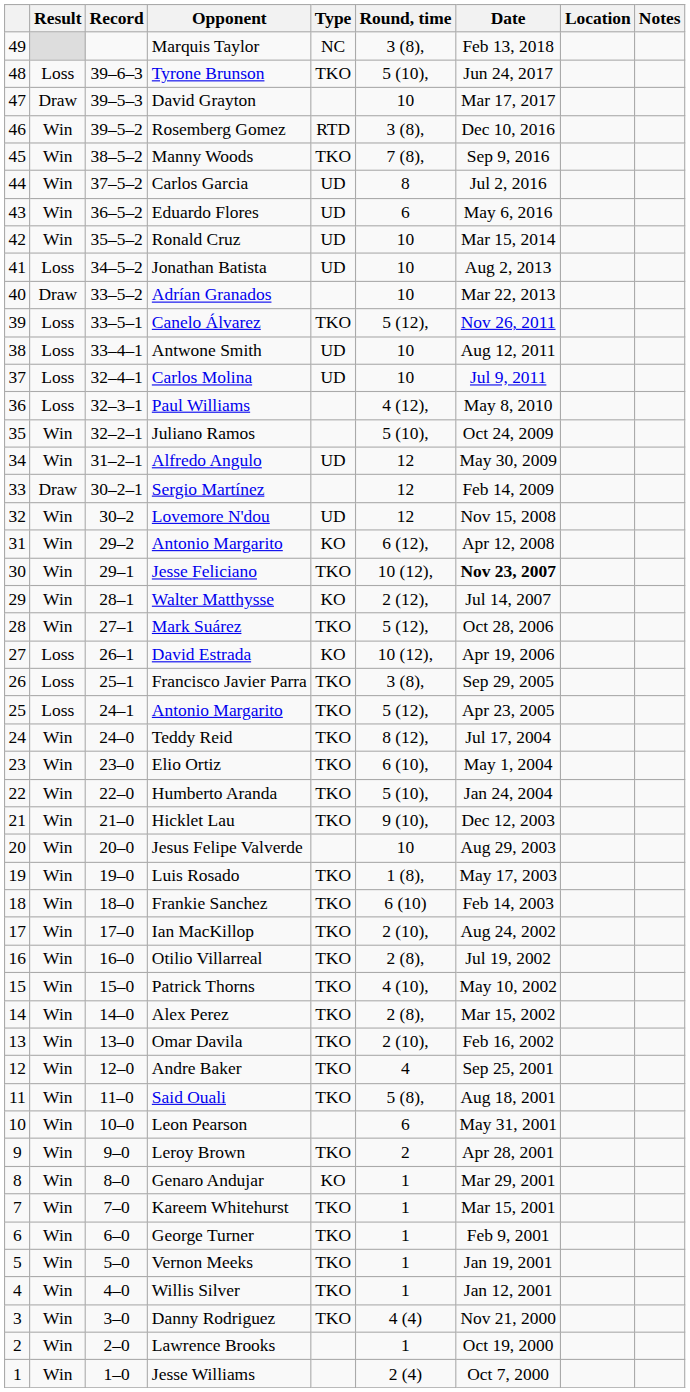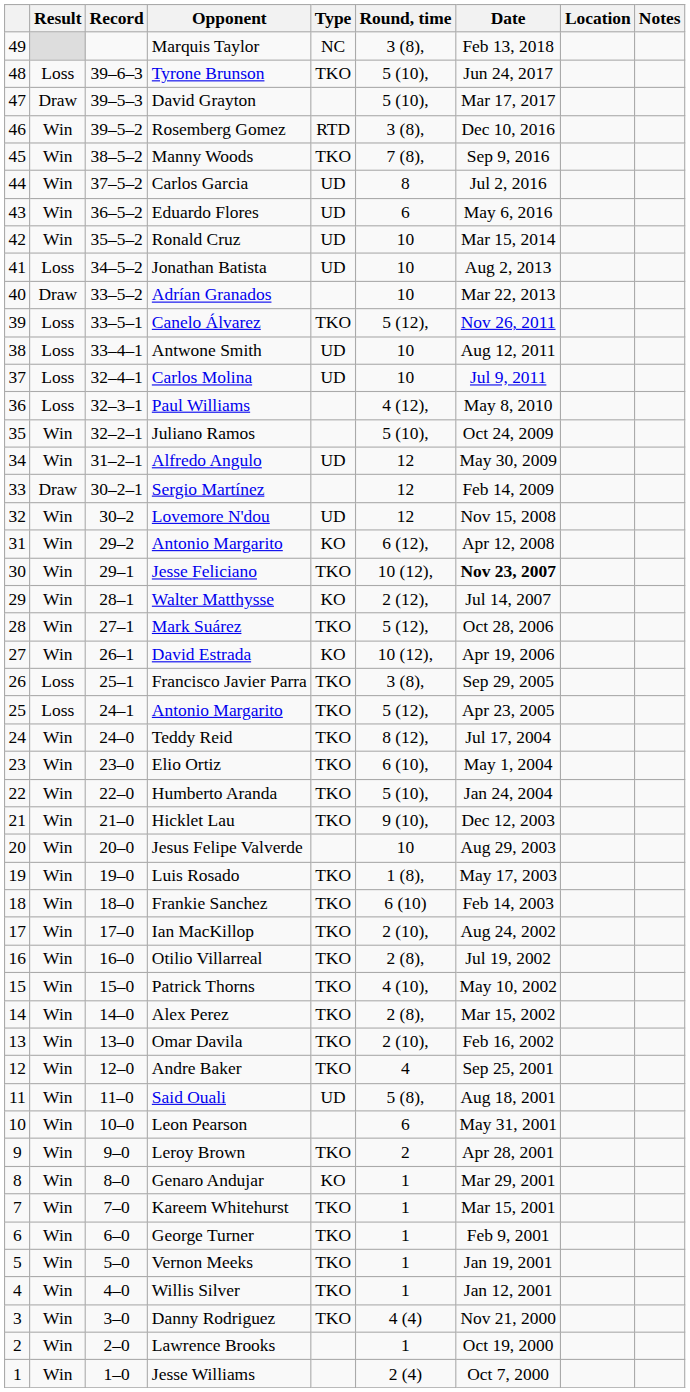(405, 101) 10 -> (405, 101) 5 (10),
(58, 654) Loss -> (58, 654) Win
(333, 1097) TKO -> (333, 1097) UD
